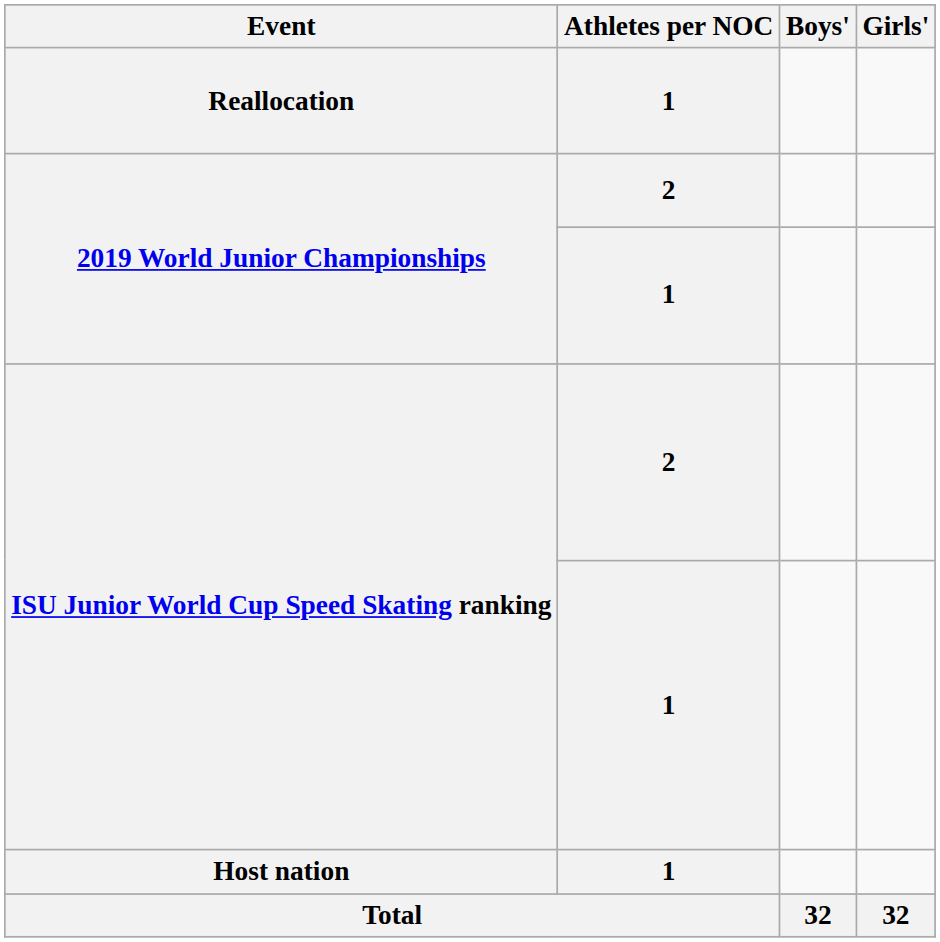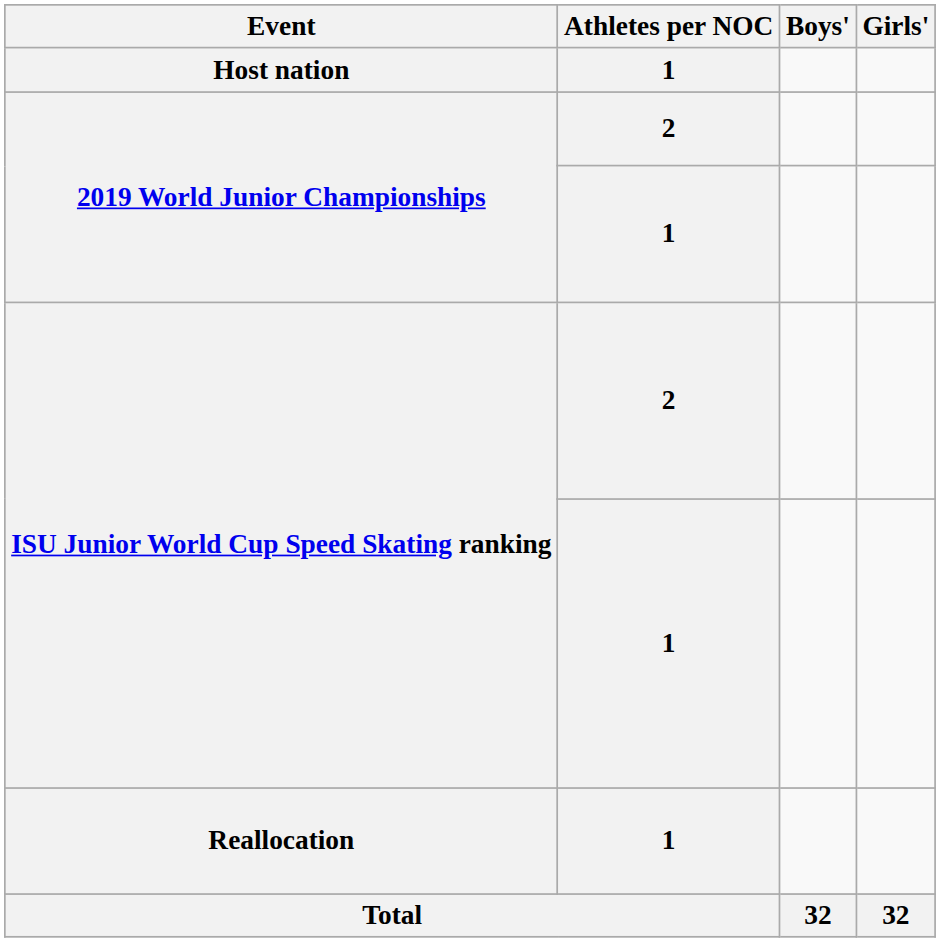rows swapped: (281, 871) <-> (281, 100)
